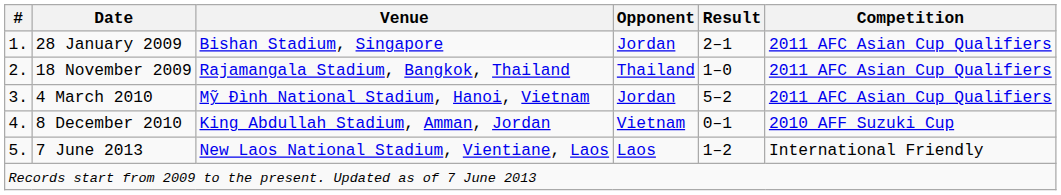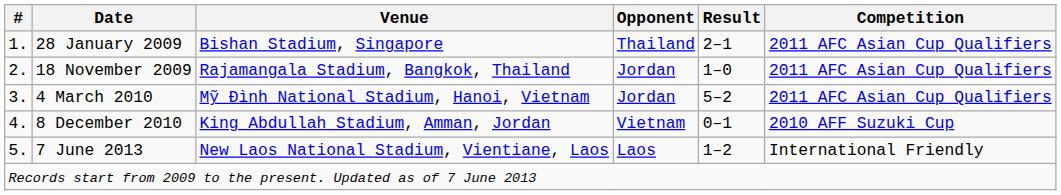(646, 44) Jordan -> (656, 44) Thailand
(656, 71) Thailand -> (646, 71) Jordan
